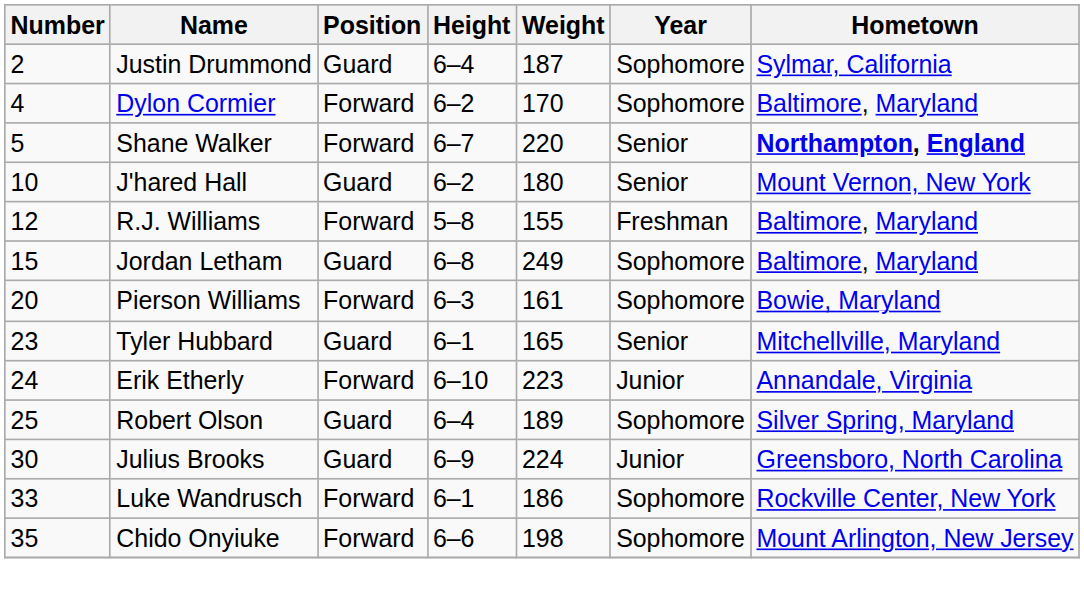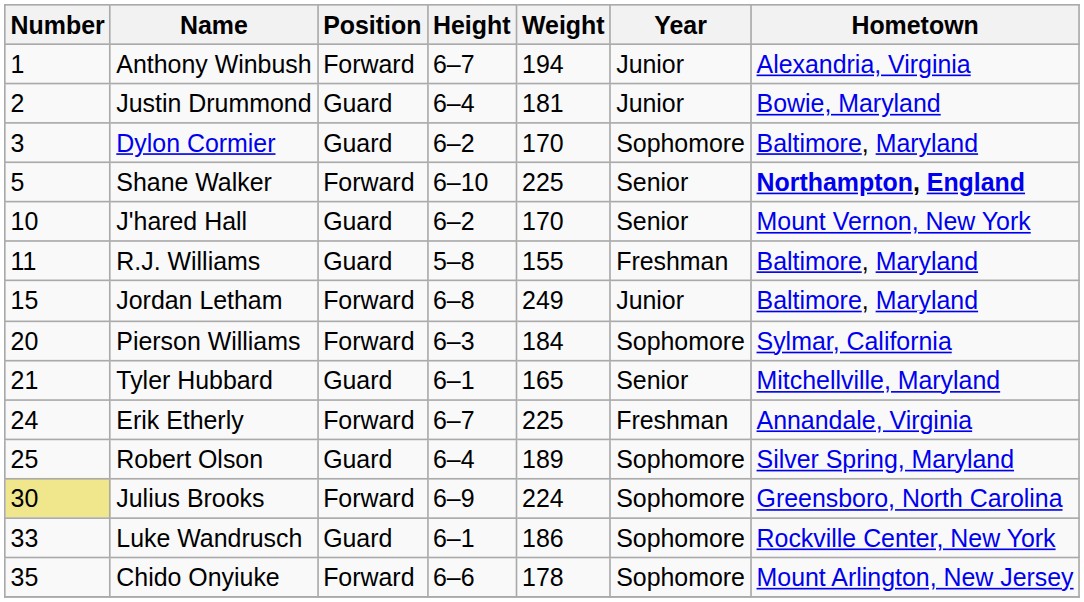+ row: (214, 64)
(543, 64) 187 -> (543, 104) 181
(681, 64) Sophomore -> (650, 104) Junior
(854, 64) Sylmar, California -> (849, 104) Bowie, Maryland
(18, 104) 4 -> (18, 143) 3
(369, 104) Forward -> (358, 143) Guard
(454, 143) 6–7 -> (461, 183) 6–10
(543, 143) 220 -> (543, 183) 225
(543, 183) 180 -> (543, 222) 170
(24, 222) 12 -> (24, 262) 11
(369, 222) Forward -> (358, 262) Guard
(358, 262) Guard -> (369, 301) Forward
(681, 262) Sophomore -> (650, 301) Junior
(543, 301) 161 -> (543, 340) 184
(849, 301) Bowie, Maryland -> (854, 340) Sylmar, California
(24, 340) 23 -> (24, 380) 21
(461, 380) 6–10 -> (454, 419) 6–7
(543, 380) 223 -> (543, 419) 225
(650, 380) Junior -> (672, 419) Freshman
(24, 459) no background -> (24, 498) khaki background
(358, 459) Guard -> (369, 498) Forward
(650, 459) Junior -> (681, 498) Sophomore
(369, 498) Forward -> (358, 538) Guard
(543, 538) 198 -> (543, 577) 178
